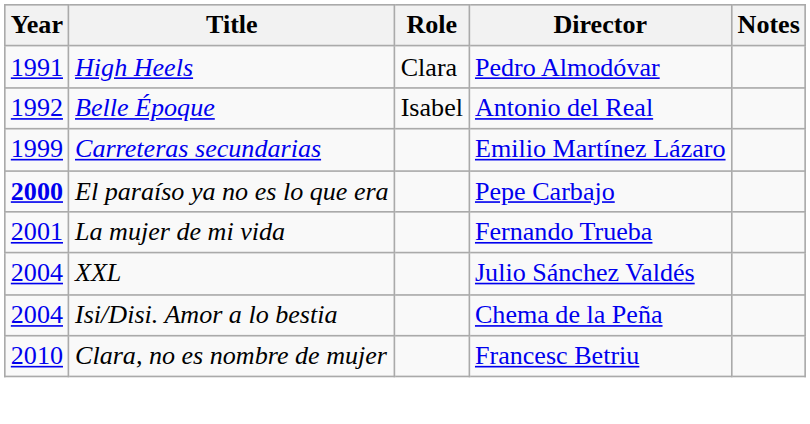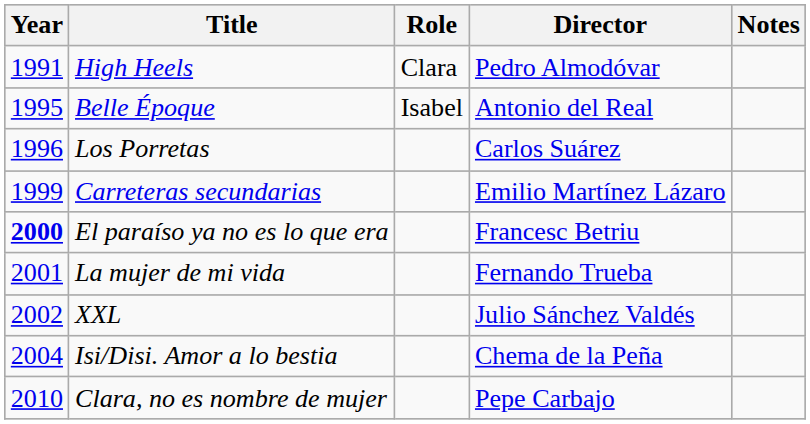(37, 107) 1992 -> (37, 107) 1995
+ row: (142, 149)
(545, 190) Pepe Carbajo -> (557, 231) Francesc Betriu
(37, 273) 2004 -> (37, 314) 2002
(557, 356) Francesc Betriu -> (545, 397) Pepe Carbajo
